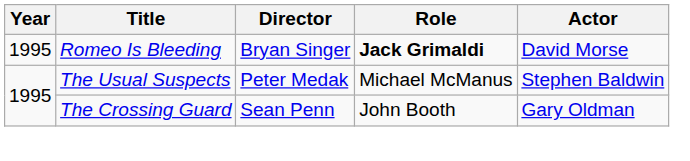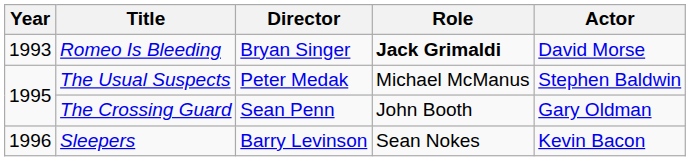(30, 49) 1995 -> (30, 49) 1993
+ row: (98, 140)
